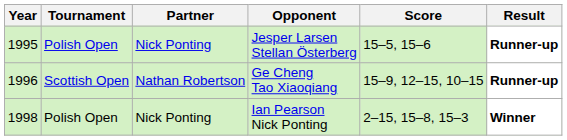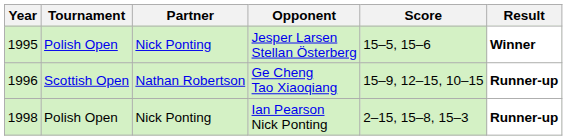(524, 44) Runner-up -> (513, 44) Winner
(513, 117) Winner -> (524, 117) Runner-up
